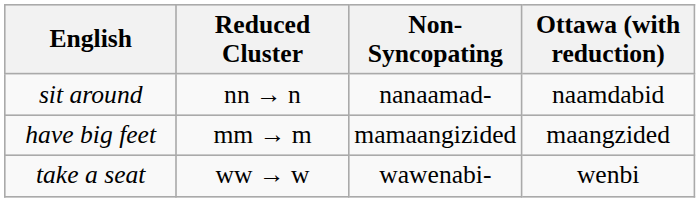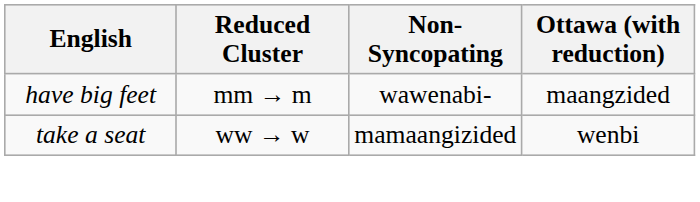- row: (91, 94)
(435, 134) mamaangizided -> (435, 94) wawenabi-
(435, 175) wawenabi- -> (435, 134) mamaangizided
